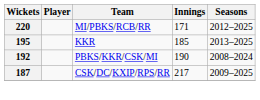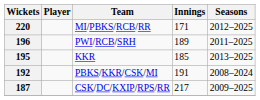+ row: (105, 42)
(182, 57) 190 -> (182, 73) 191
